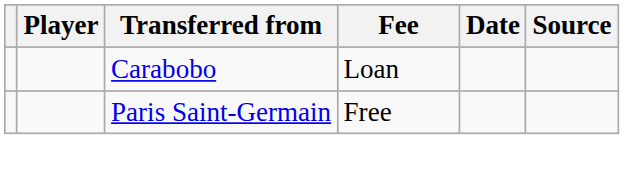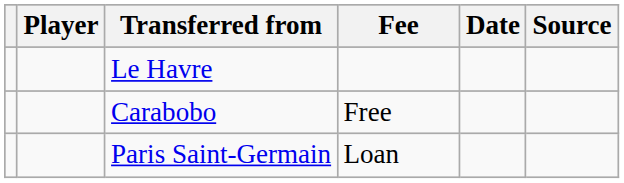+ row: (162, 68)
(371, 68) Loan -> (368, 111) Free
(368, 111) Free -> (371, 154) Loan
